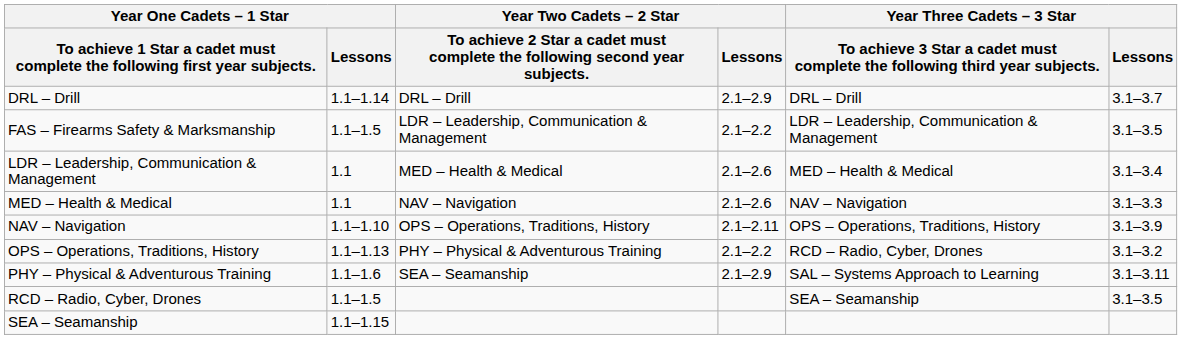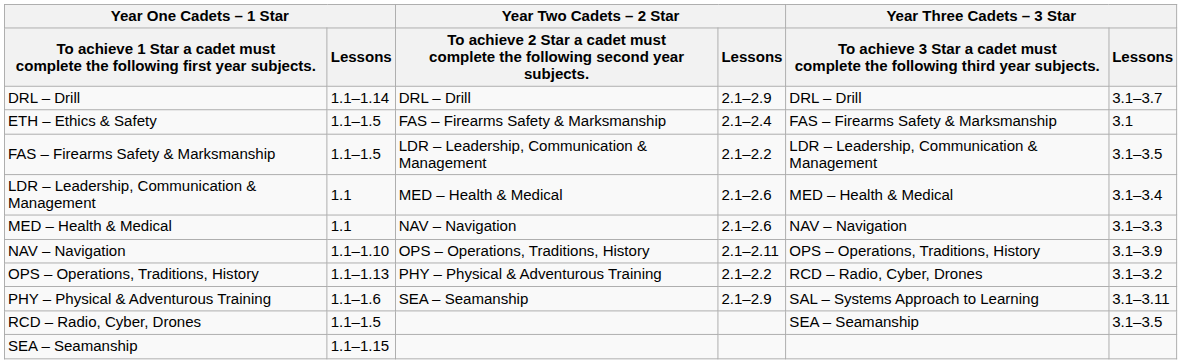+ row: (82, 121)
